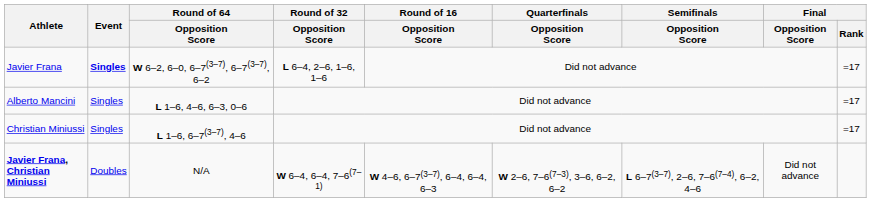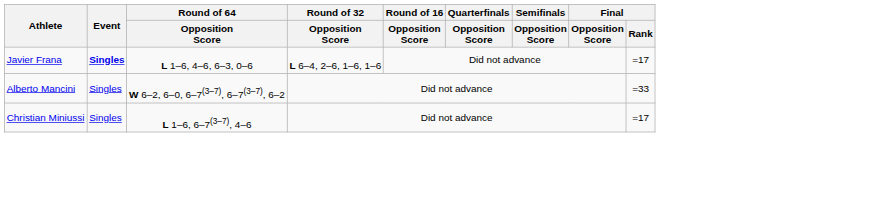(201, 73) W 6–2, 6–0, 6–7(3–7), 6–7(3–7), 6–2 -> (207, 66) L 1–6, 4–6, 6–3, 0–6
(201, 106) L 1–6, 4–6, 6–3, 0–6 -> (207, 94) W 6–2, 6–0, 6–7(3–7), 6–7(3–7), 6–2
(851, 101) =17 -> (641, 89) =33
- row: (37, 171)
